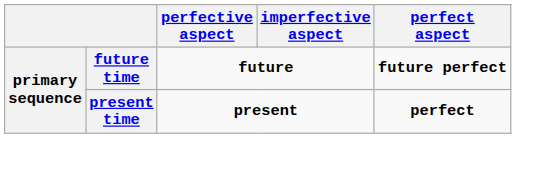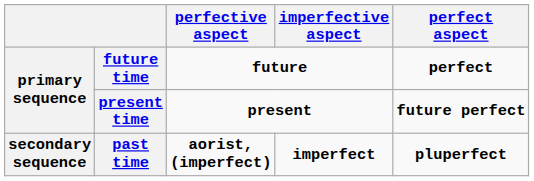(443, 69) future perfect -> (461, 69) perfect
(443, 111) perfect -> (461, 111) future perfect
+ row: (131, 154)
